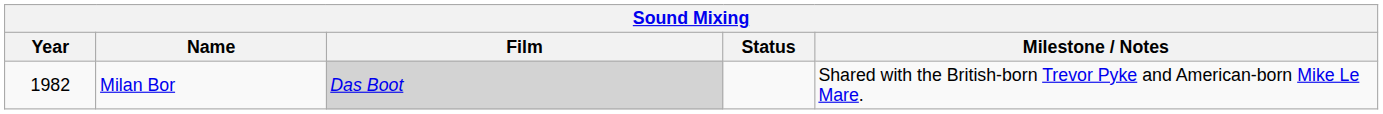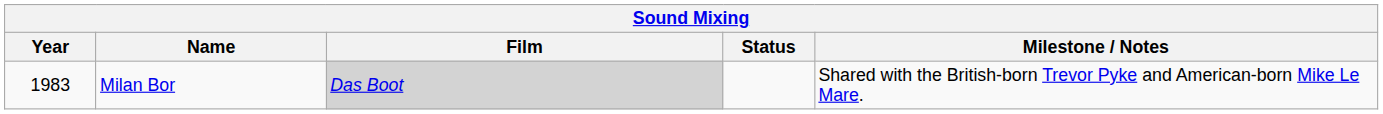(50, 84) 1982 -> (50, 84) 1983
